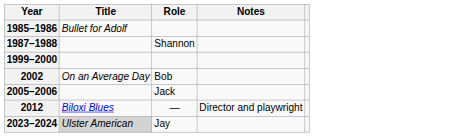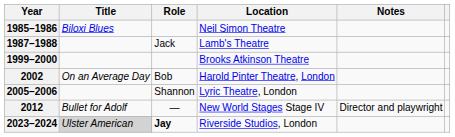+ column: (267, 12)
(94, 28) Bullet for Adolf -> (88, 28) Biloxi Blues
(175, 44) Shannon -> (165, 44) Jack
(165, 92) Jack -> (175, 92) Shannon
(88, 108) Biloxi Blues -> (94, 108) Bullet for Adolf
(162, 124) normal -> (163, 124) bold
